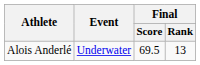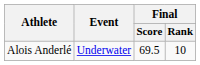(180, 51) 13 -> (180, 51) 10
